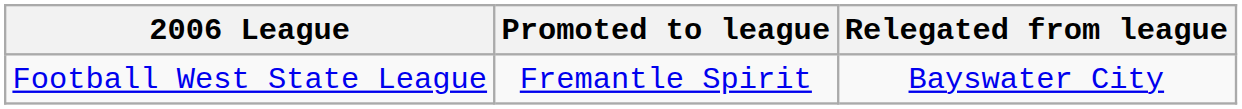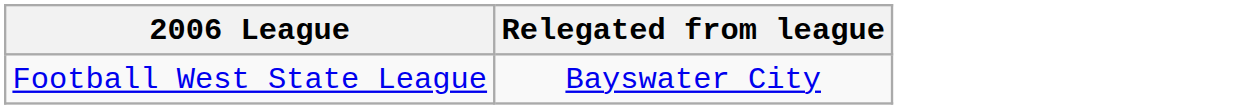- column: (666, 30)
